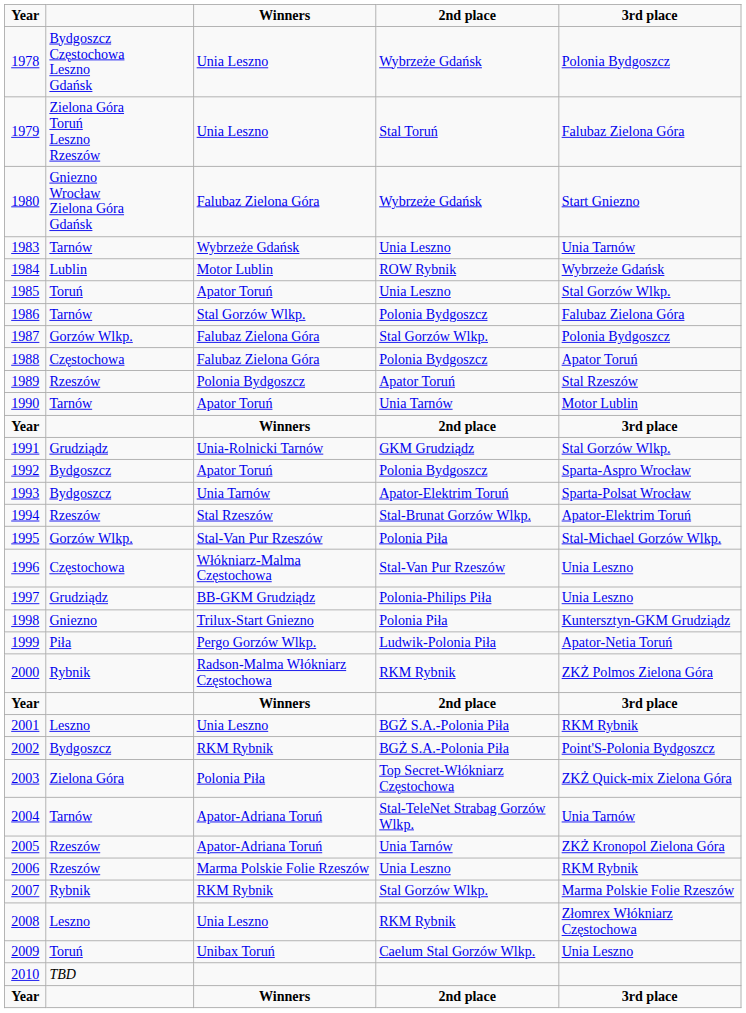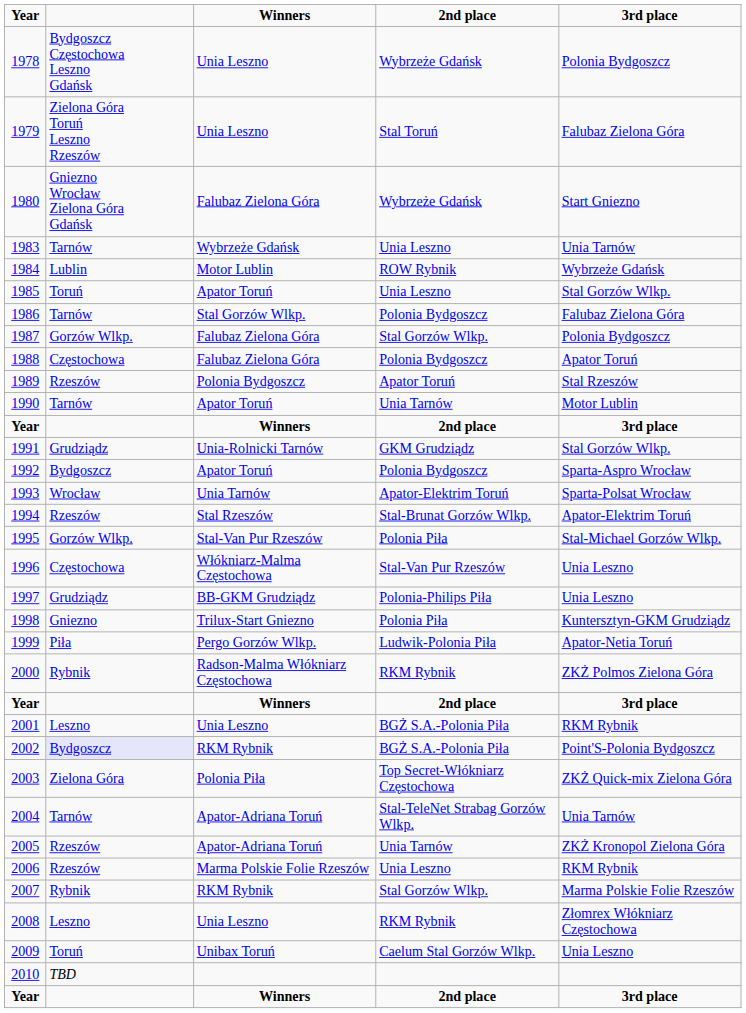(80, 493) Bydgoszcz -> (75, 493) Wrocław
(80, 748) no background -> (80, 748) lavender background
